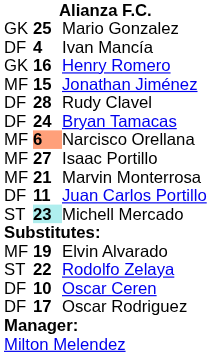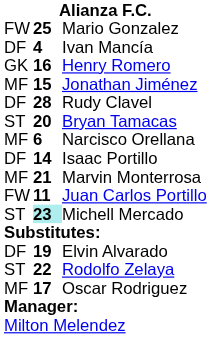(16, 28) GK -> (17, 28) FW
(15, 121) DF -> (15, 121) ST
(42, 121) 24 -> (42, 121) 20
(38, 139) lightsalmon background -> (38, 139) no background
(16, 158) MF -> (15, 158) DF
(42, 158) 27 -> (42, 158) 14
(15, 195) DF -> (17, 195) FW
(16, 251) MF -> (15, 251) DF
- row: (109, 288)
(15, 306) DF -> (16, 288) MF
